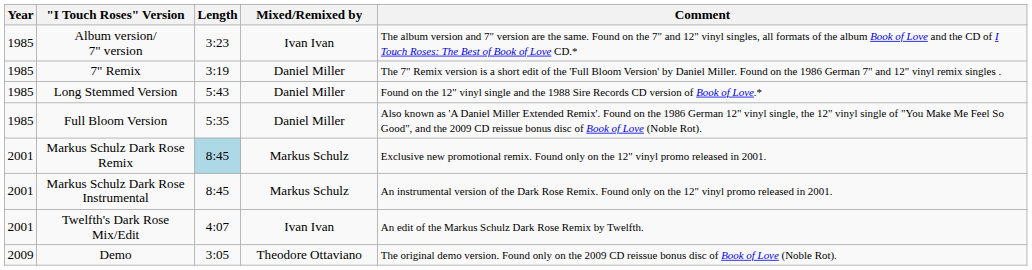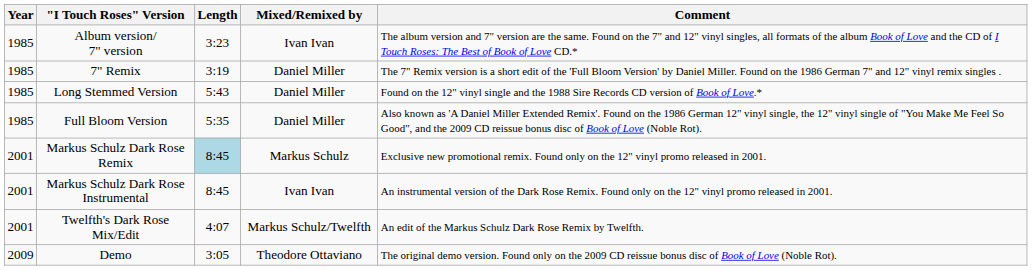(309, 191) Markus Schulz -> (309, 191) Ivan Ivan
(309, 226) Ivan Ivan -> (309, 226) Markus Schulz/Twelfth
